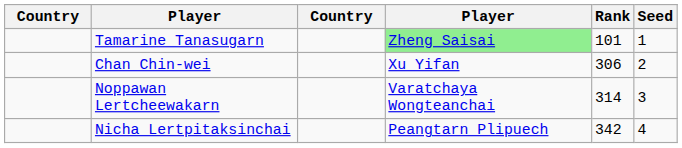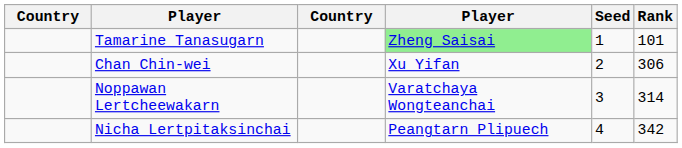columns swapped: (613, 17) <-> (655, 17)
